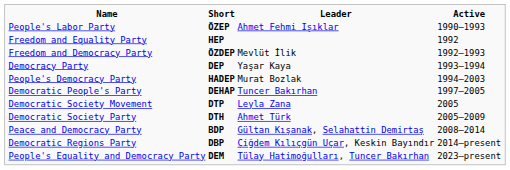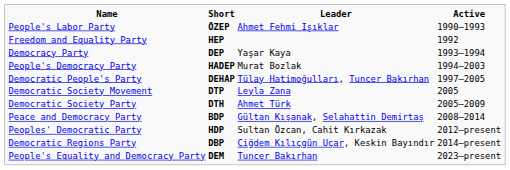- row: (80, 52)
(277, 91) Tuncer Bakırhan -> (333, 78) Tülay Hatimoğulları, Tuncer Bakırhan
+ row: (75, 130)
(333, 156) Tülay Hatimoğulları, Tuncer Bakırhan -> (277, 156) Tuncer Bakırhan
